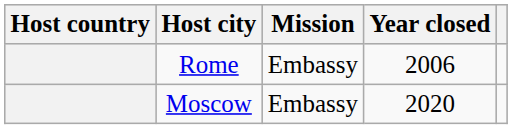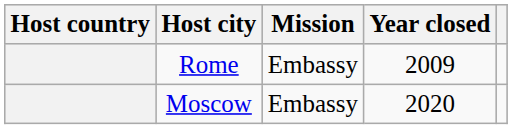(430, 63) 2006 -> (430, 63) 2009
